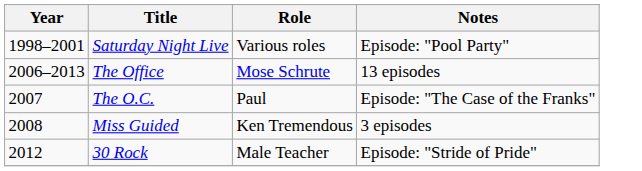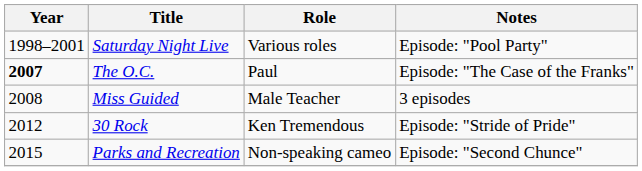- row: (128, 71)
(25, 98) normal -> (25, 71) bold
(295, 125) Ken Tremendous -> (294, 98) Male Teacher
(282, 152) Male Teacher -> (306, 125) Ken Tremendous
+ row: (166, 152)
